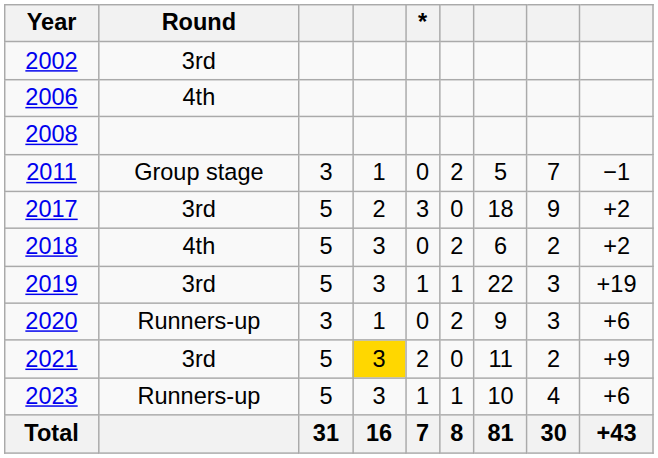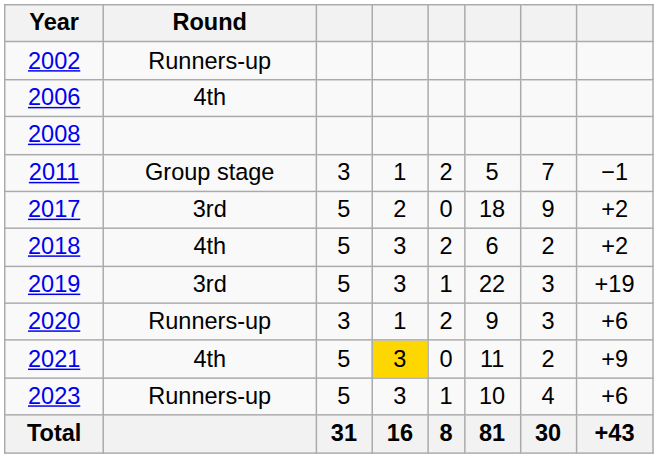- column: (423, 23)
(199, 60) 3rd -> (210, 60) Runners-up
(199, 358) 3rd -> (210, 358) 4th
